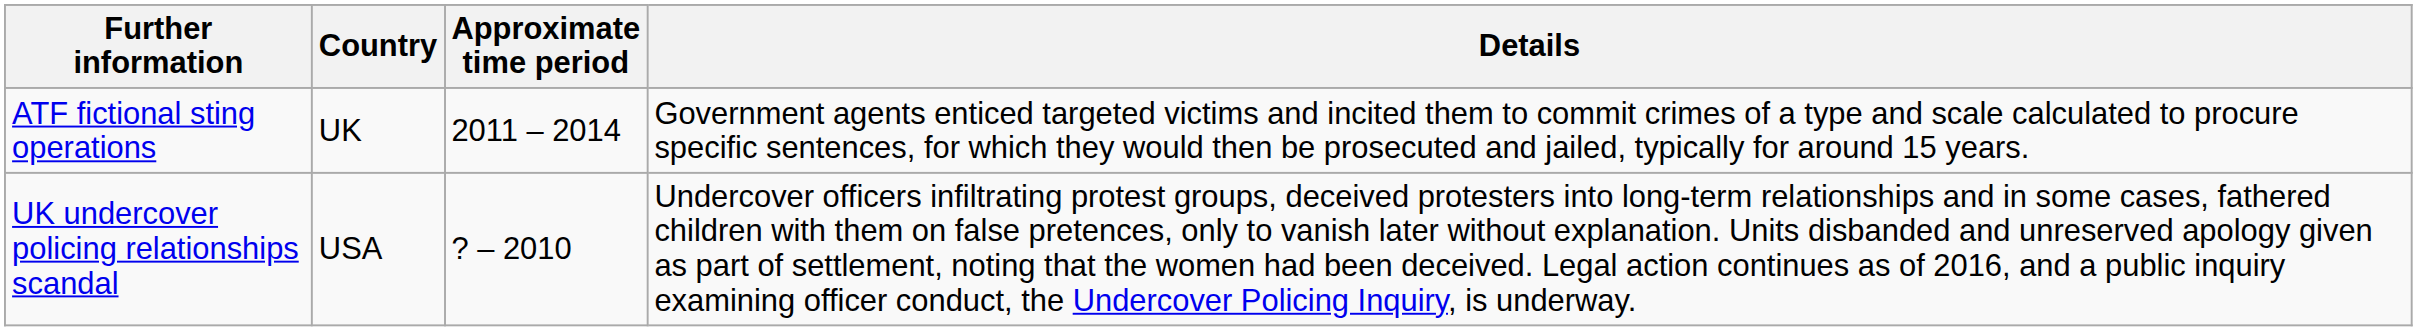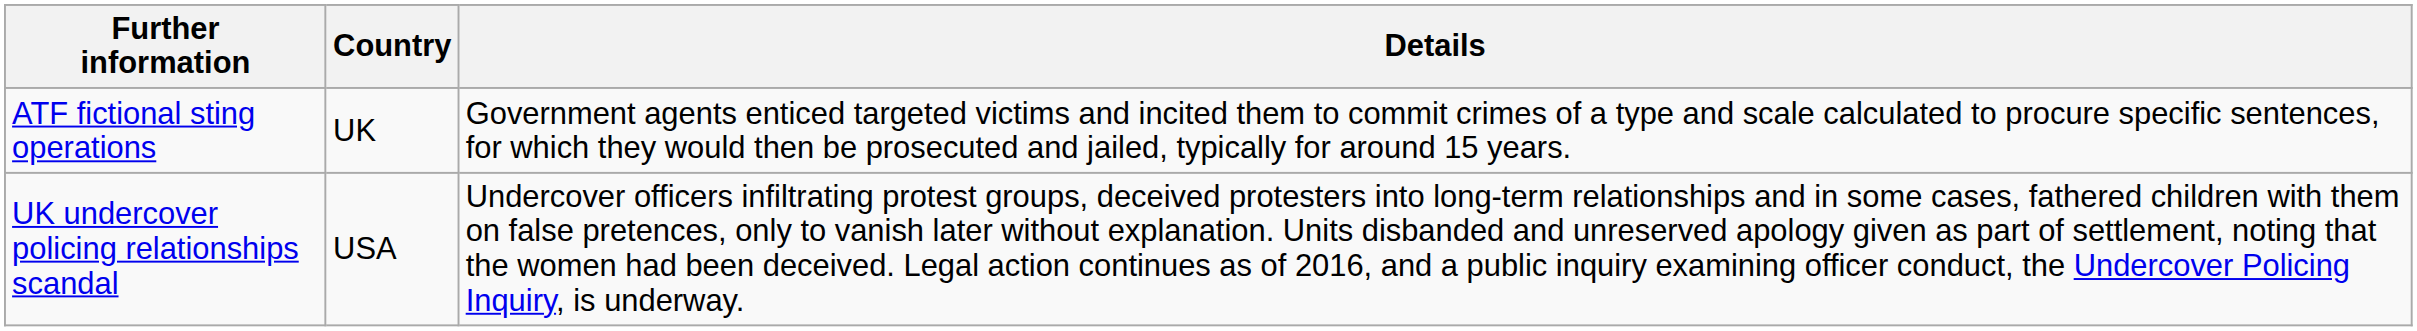- column: (546, 46)
